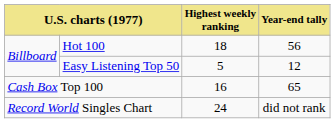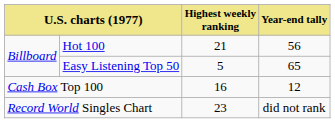(220, 45) 18 -> (220, 45) 21
(294, 66) 12 -> (294, 66) 65
(294, 87) 65 -> (294, 87) 12
(220, 107) 24 -> (220, 107) 23
